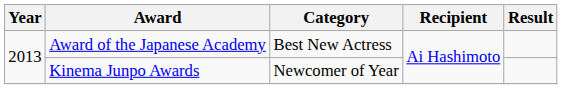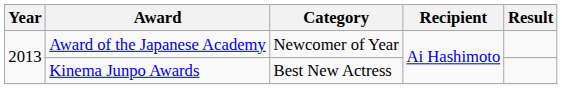(333, 44) Best New Actress -> (336, 44) Newcomer of Year
(336, 70) Newcomer of Year -> (333, 70) Best New Actress
